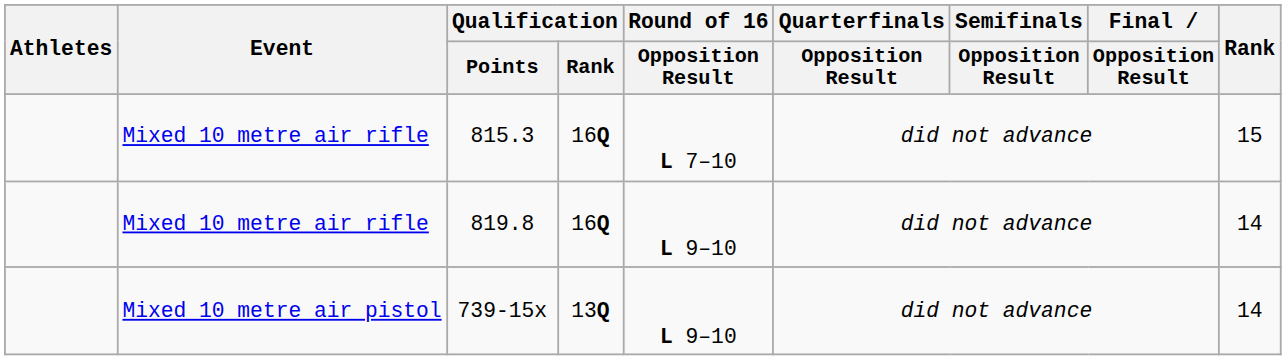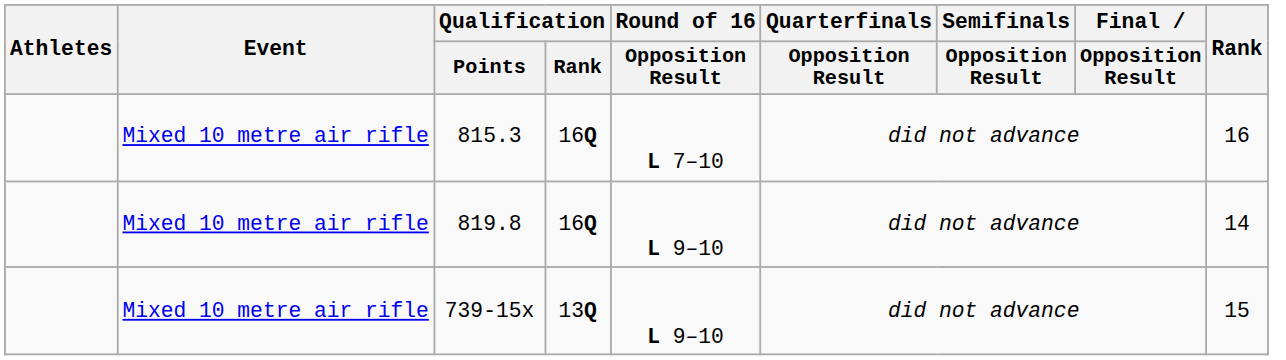(1250, 137) 15 -> (1237, 137) 16
(282, 311) Mixed 10 metre air pistol -> (276, 311) Mixed 10 metre air rifle
(1250, 311) 14 -> (1237, 311) 15
